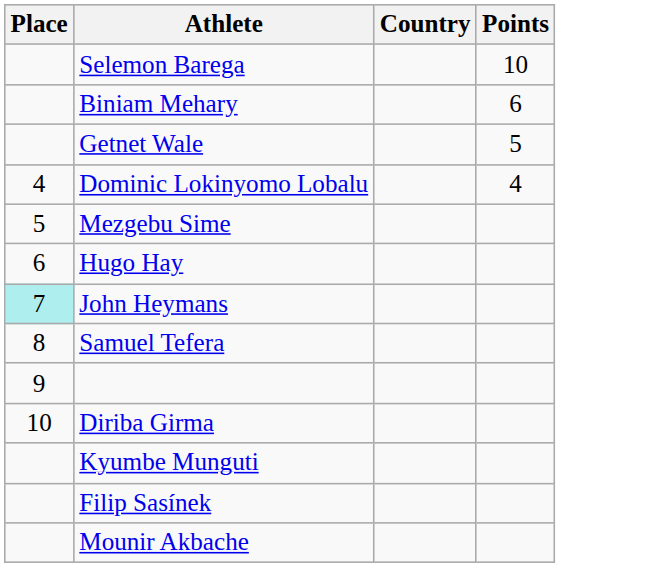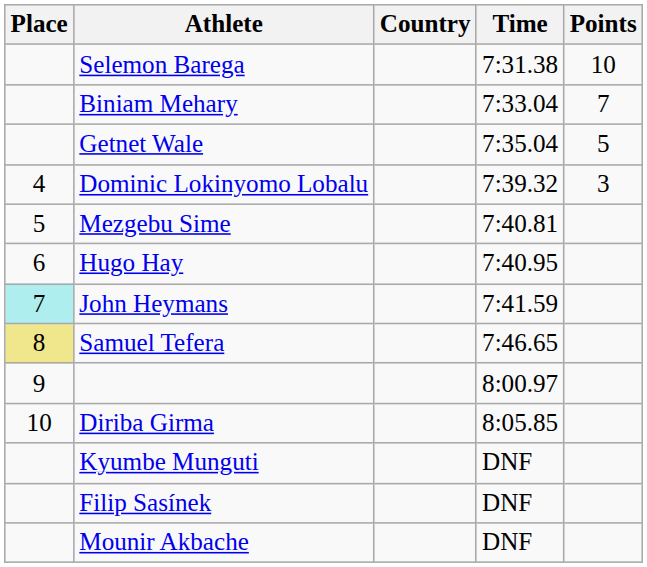+ column: (520, 24)
(516, 104) 6 -> (603, 104) 7
(516, 183) 4 -> (603, 183) 3
(39, 343) no background -> (39, 343) khaki background
